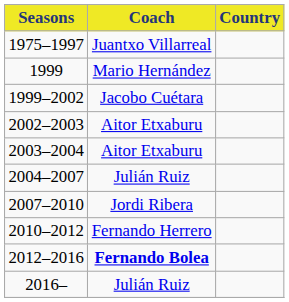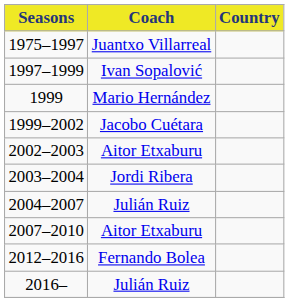+ row: (46, 71)
(152, 151) Aitor Etxaburu -> (151, 177) Jordi Ribera
(152, 204) Jordi Ribera -> (152, 230) Aitor Etxaburu
- row: (46, 230)
(152, 257) bold -> (151, 257) normal
